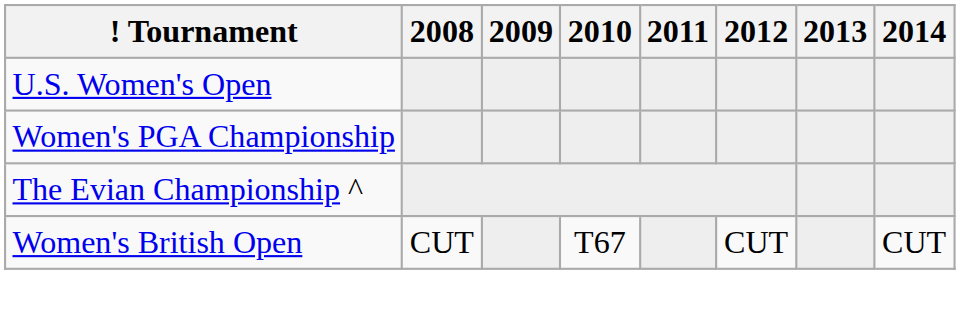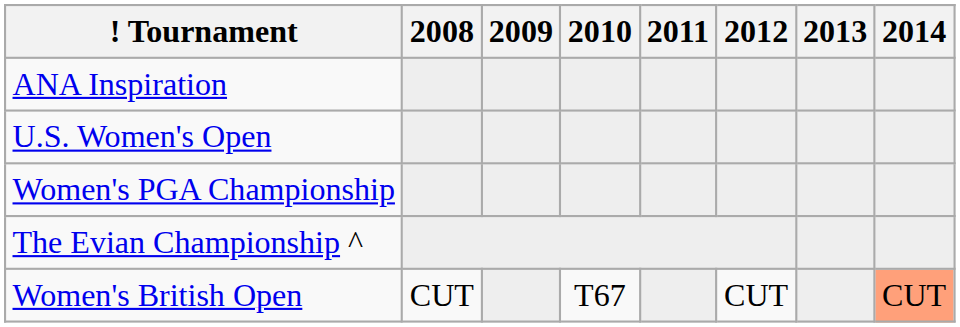+ row: (120, 84)
(914, 242) no background -> (914, 295) lightsalmon background
